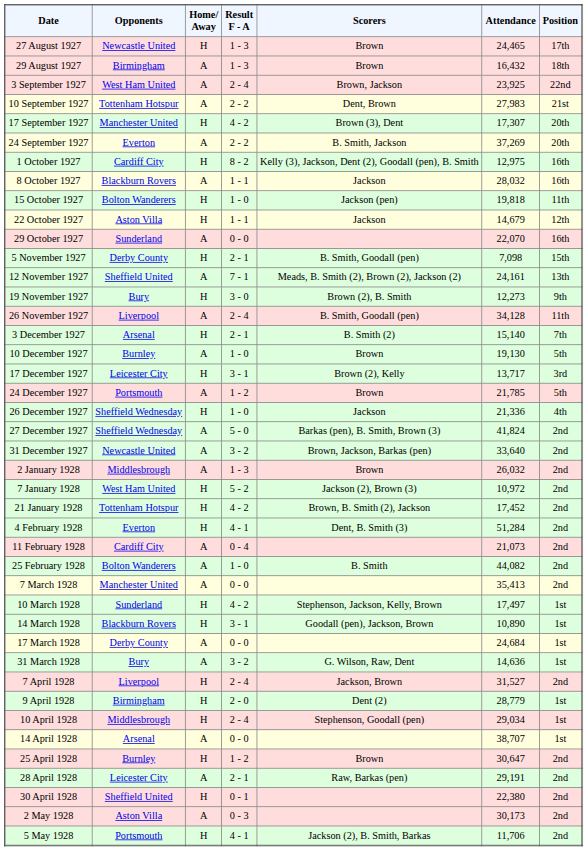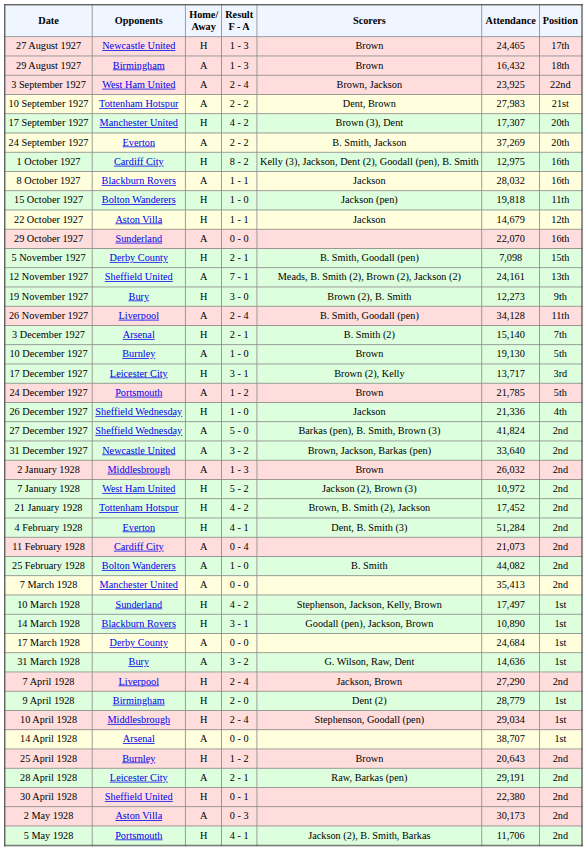(511, 681) 31,527 -> (511, 681) 27,290
(511, 758) 30,647 -> (511, 758) 20,643
